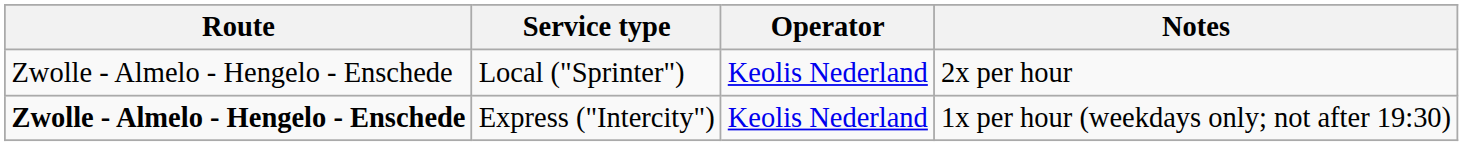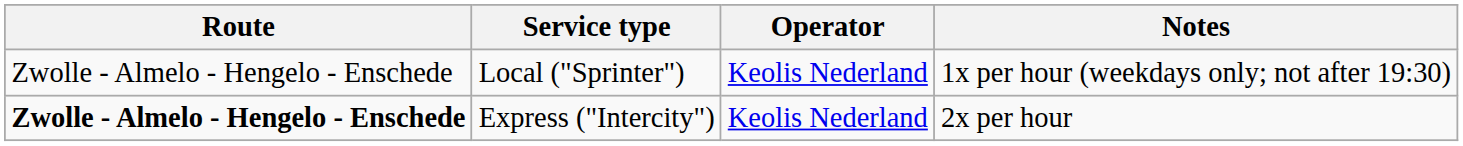(1007, 72) 2x per hour -> (1196, 72) 1x per hour (weekdays only; not after 19:30)
(1196, 117) 1x per hour (weekdays only; not after 19:30) -> (1007, 117) 2x per hour
